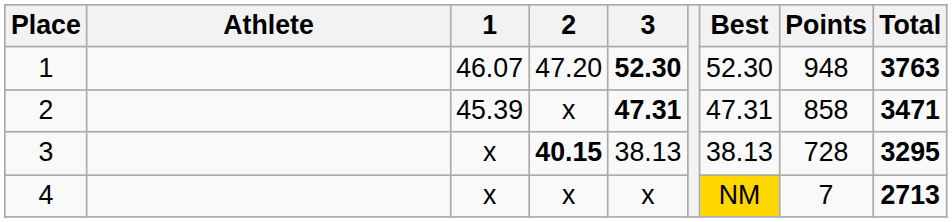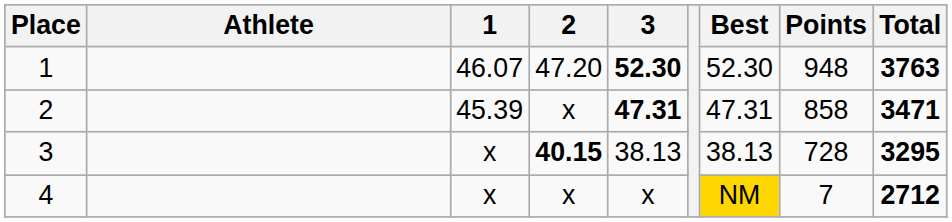(910, 195) 2713 -> (910, 195) 2712
